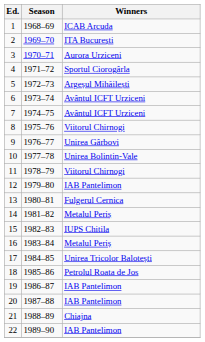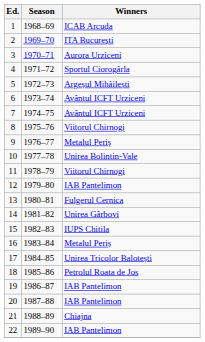(92, 142) Unirea Gârbovi -> (88, 142) Metalul Periș
(88, 214) Metalul Periș -> (92, 214) Unirea Gârbovi
